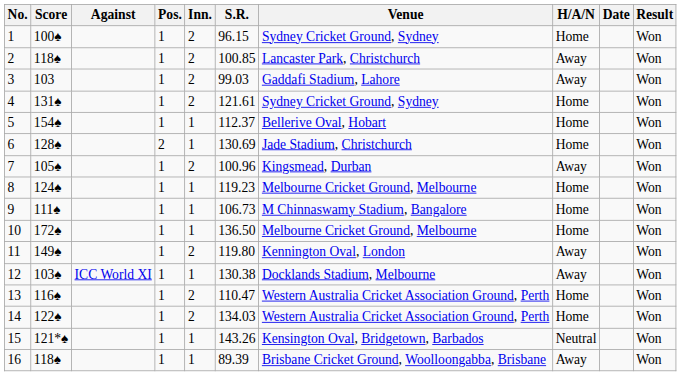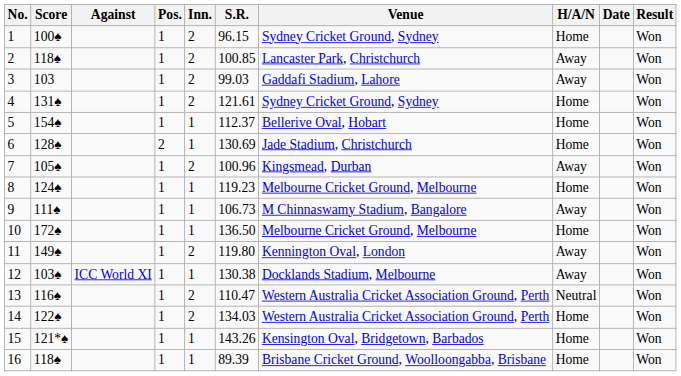(572, 209) Home -> (571, 209) Away
(572, 295) Home -> (576, 295) Neutral
(576, 338) Neutral -> (572, 338) Home
(571, 360) Away -> (572, 360) Home
